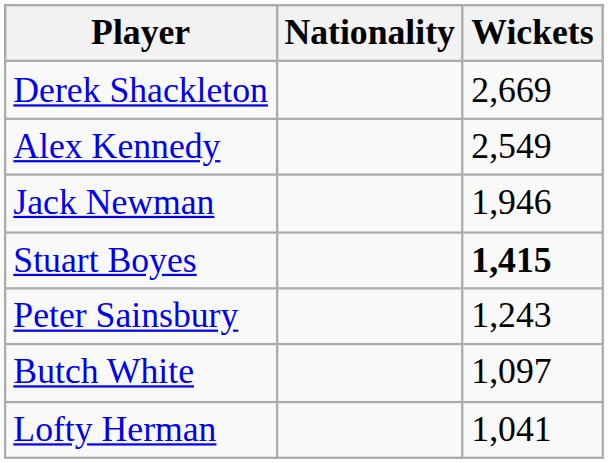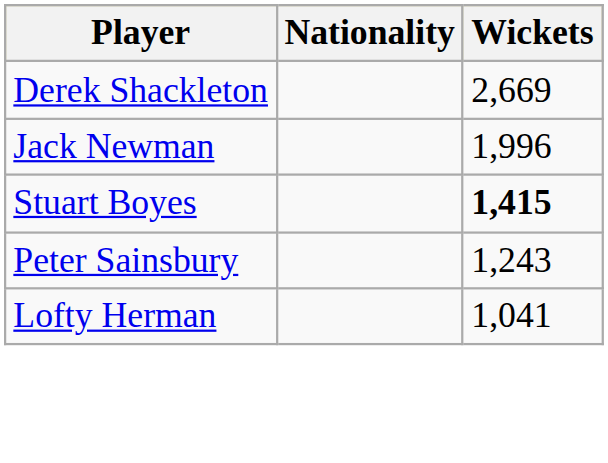- row: (117, 145)
(511, 202) 1,946 -> (511, 145) 1,996
- row: (104, 372)
